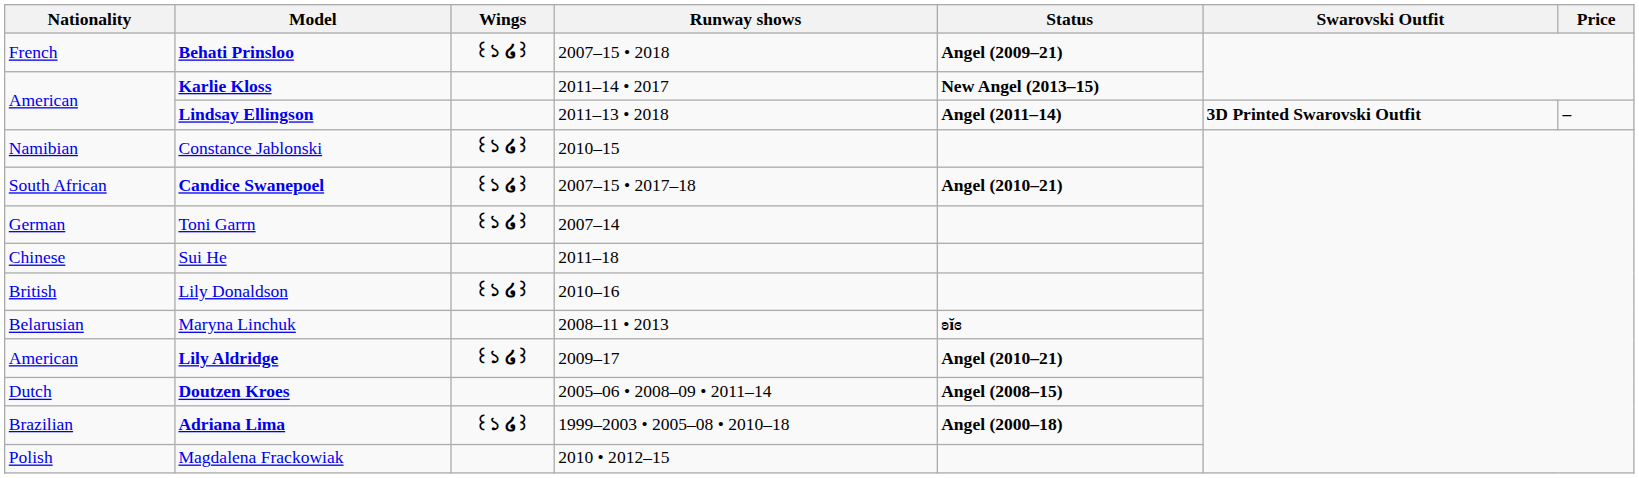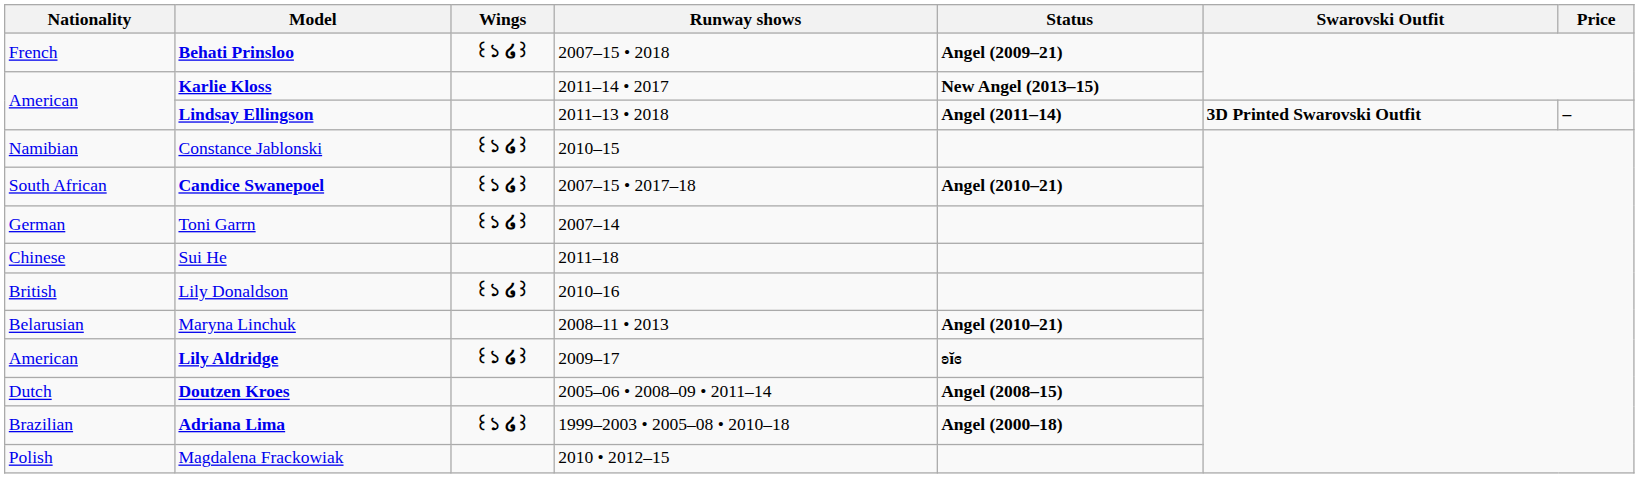(952, 324) ʚĭɞ -> (1002, 324) Angel (2010–21)
(1002, 357) Angel (2010–21) -> (952, 357) ʚĭɞ
